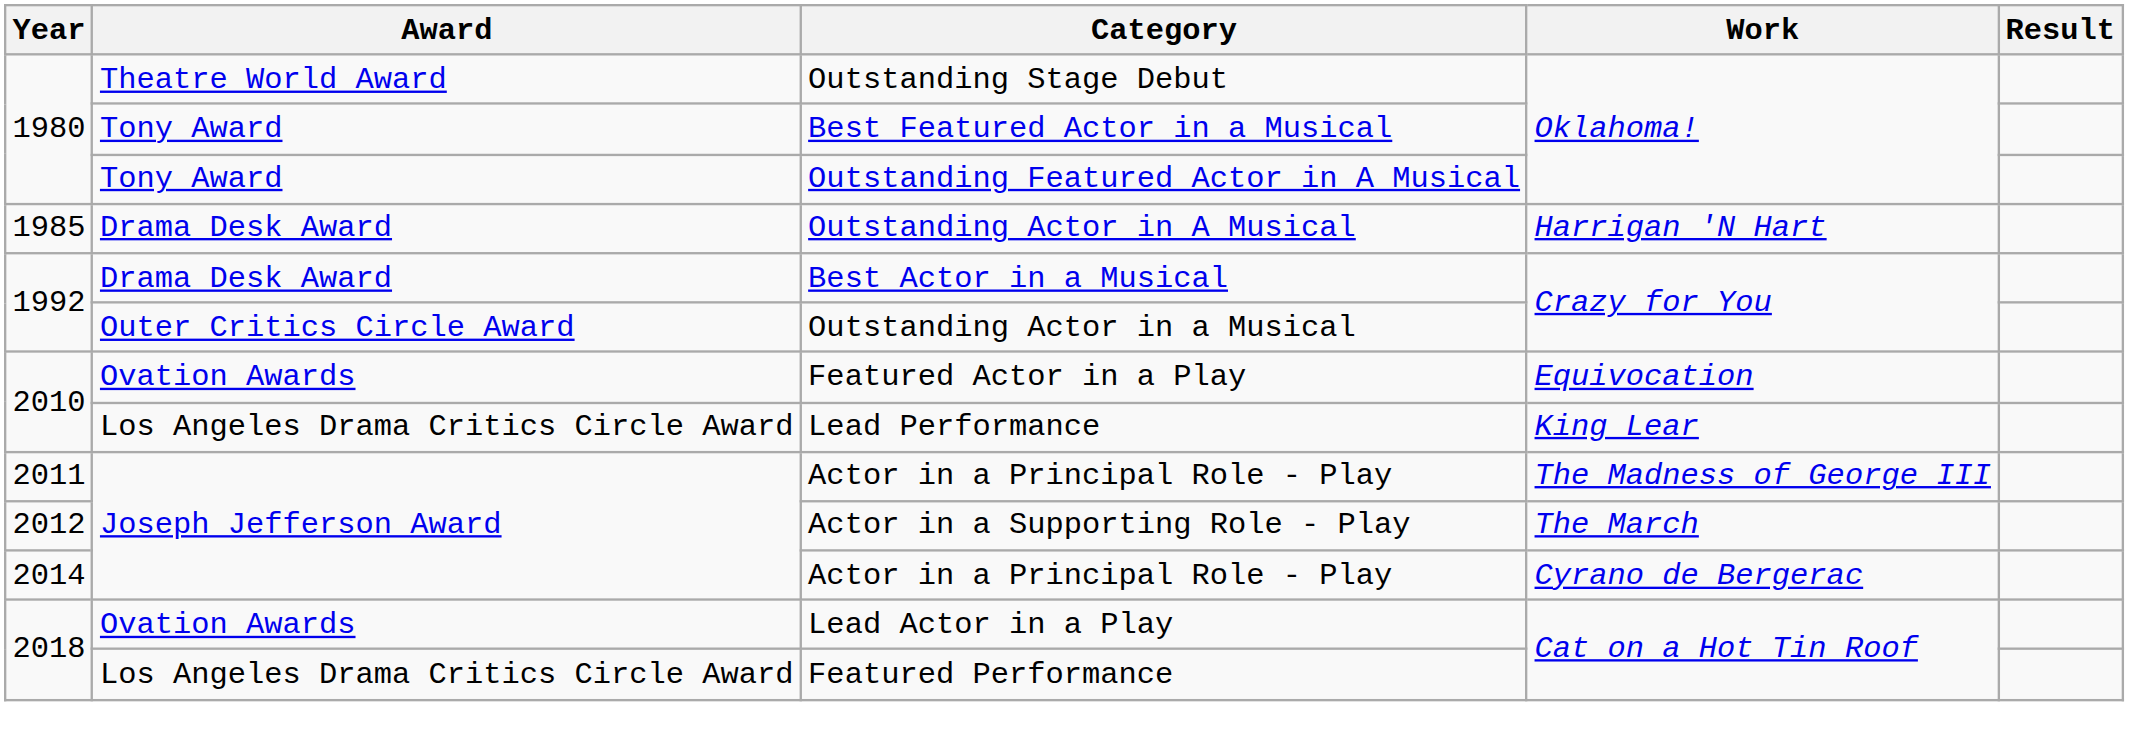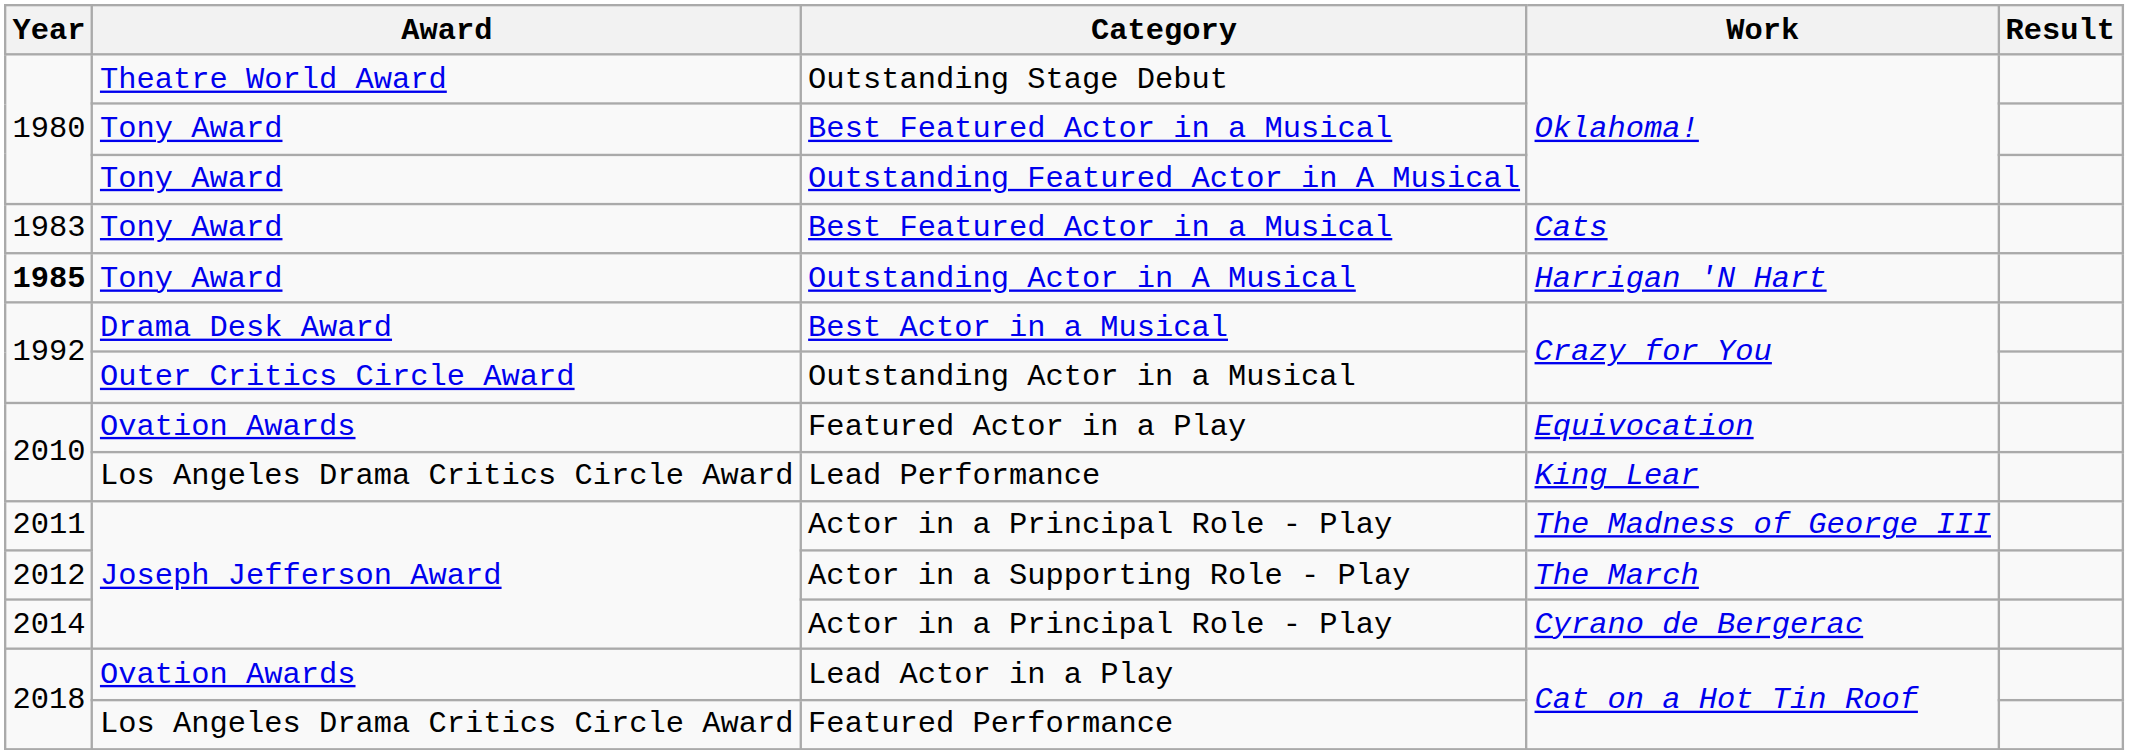+ row: (1100, 228)
(49, 228) normal -> (49, 278) bold
(246, 228) Drama Desk Award -> (191, 278) Tony Award
